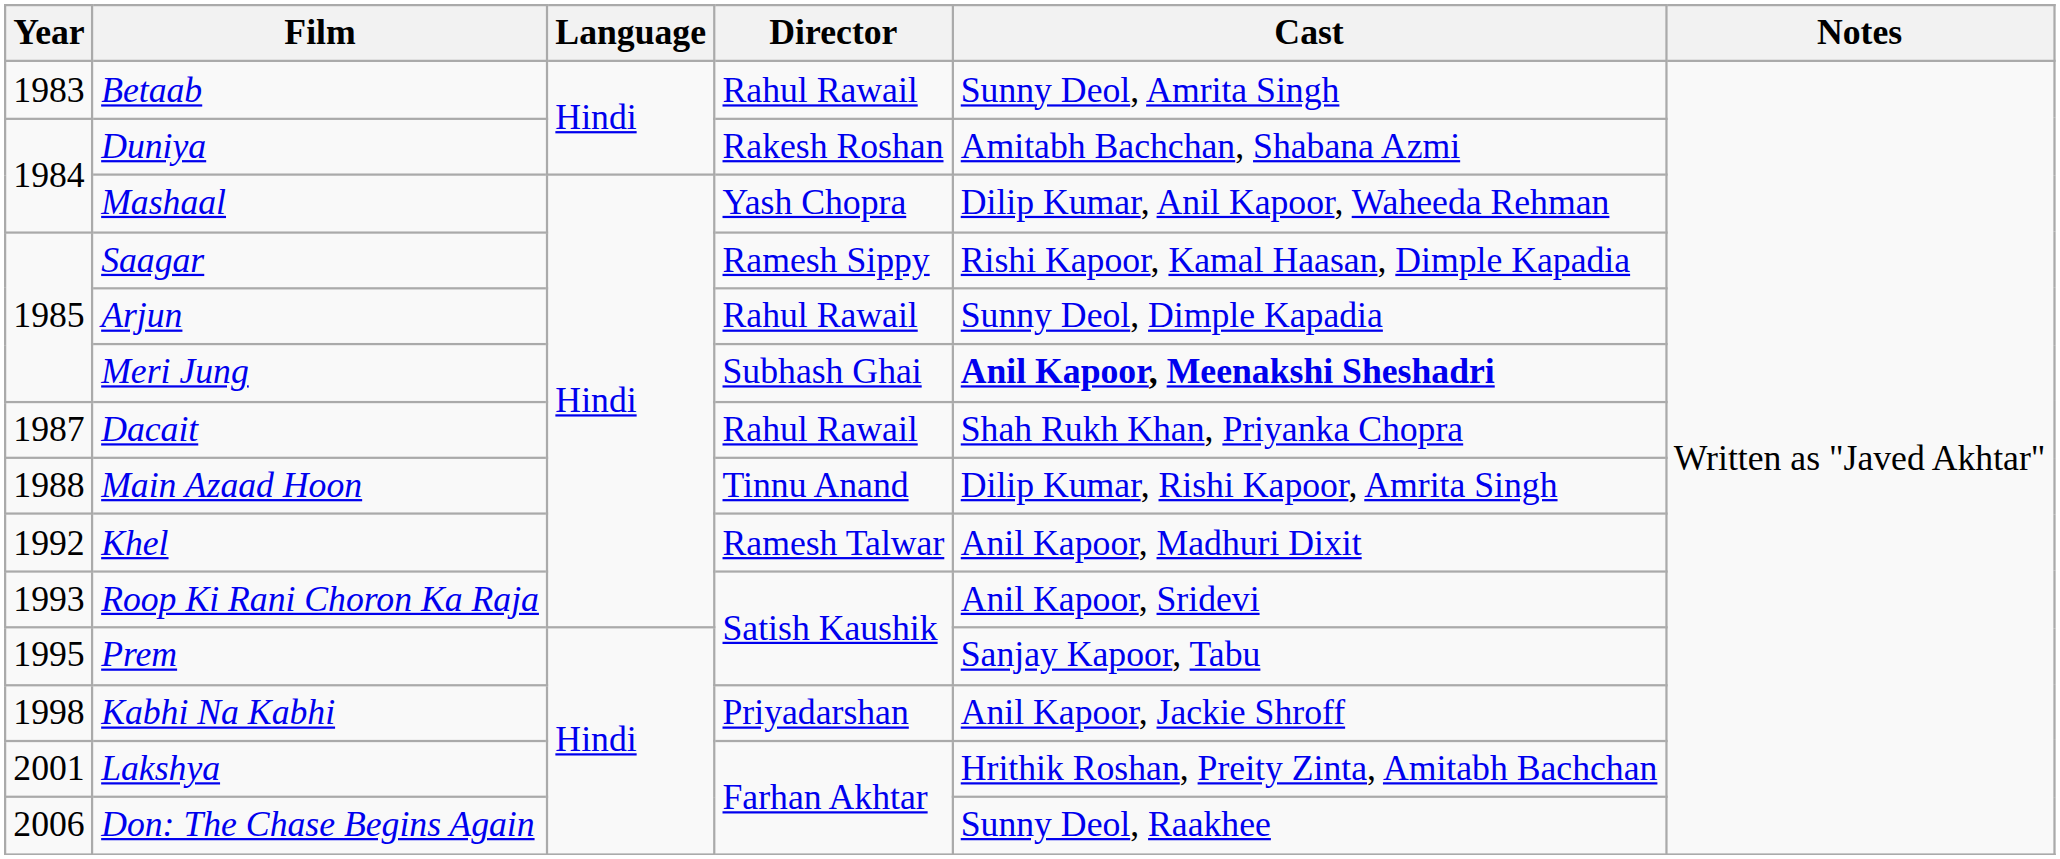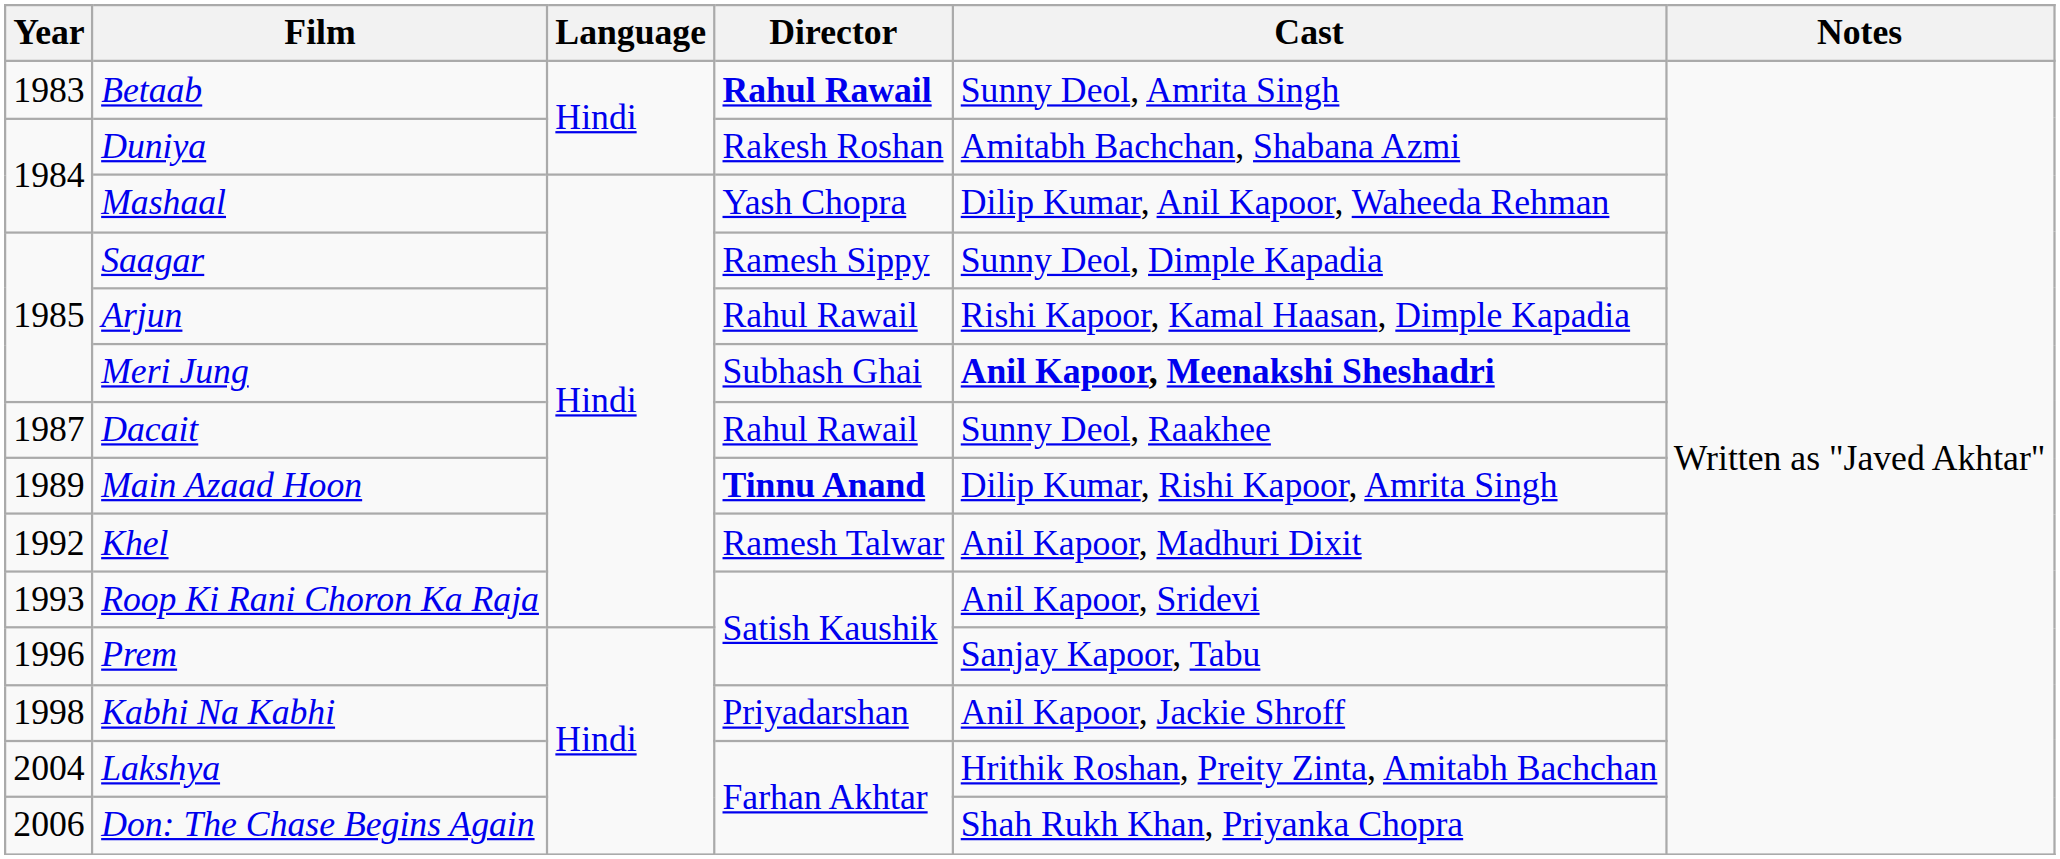(820, 89) normal -> (827, 89) bold
(1295, 259) Rishi Kapoor, Kamal Haasan, Dimple Kapadia -> (1172, 259) Sunny Deol, Dimple Kapadia
(1172, 315) Sunny Deol, Dimple Kapadia -> (1295, 315) Rishi Kapoor, Kamal Haasan, Dimple Kapadia
(1212, 428) Shah Rukh Khan, Priyanka Chopra -> (1116, 428) Sunny Deol, Raakhee
(49, 485) 1988 -> (49, 485) 1989
(816, 485) normal -> (824, 485) bold
(49, 655) 1995 -> (49, 655) 1996
(49, 768) 2001 -> (49, 768) 2004
(1116, 825) Sunny Deol, Raakhee -> (1212, 825) Shah Rukh Khan, Priyanka Chopra
